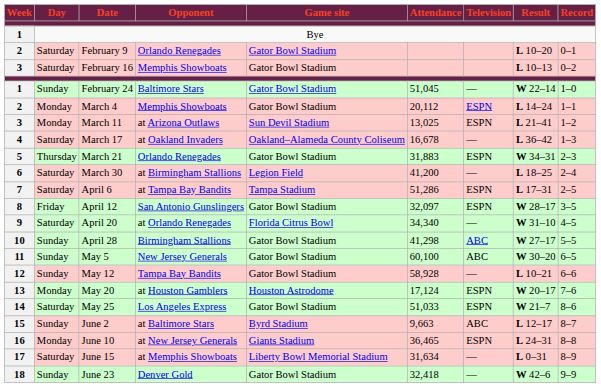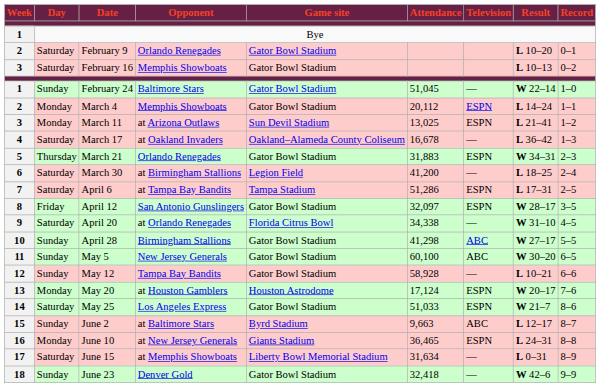(424, 223) 34,340 -> (424, 223) 34,338
